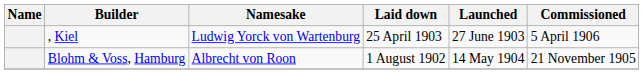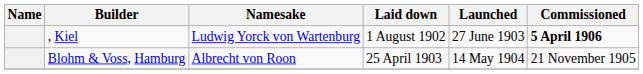(404, 36) 25 April 1903 -> (406, 36) 1 August 1902
(565, 36) normal -> (566, 36) bold
(406, 58) 1 August 1902 -> (404, 58) 25 April 1903
